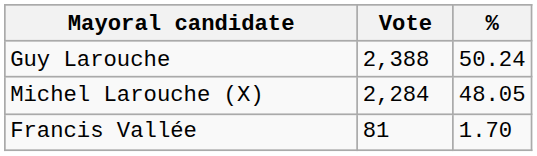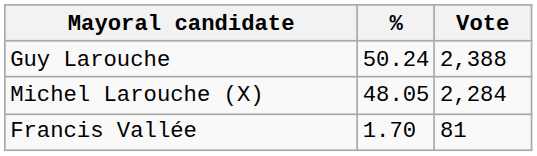columns swapped: (405, 23) <-> (492, 23)
